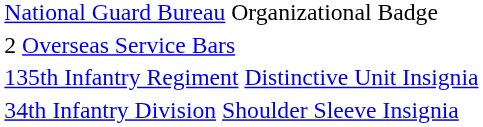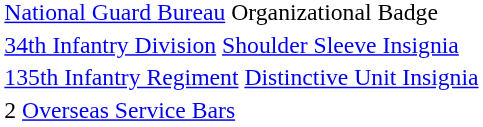rows swapped: (232, 110) <-> (120, 45)
